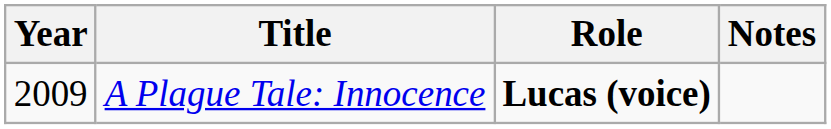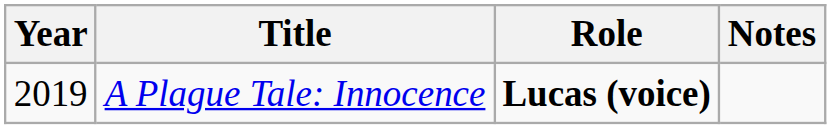(51, 92) 2009 -> (51, 92) 2019
